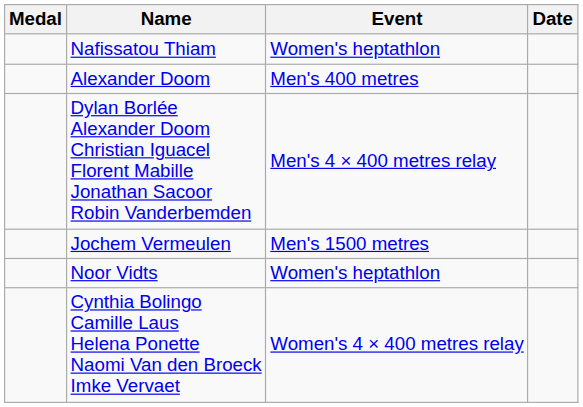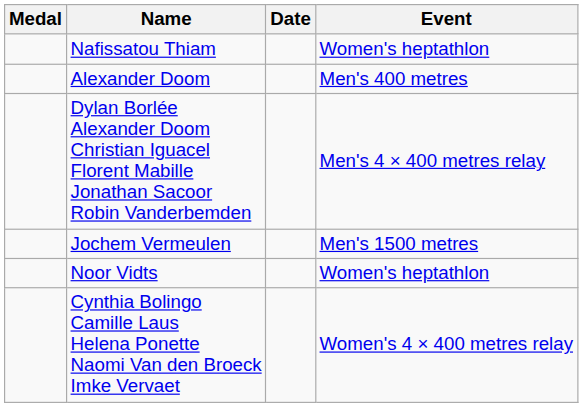columns swapped: (397, 19) <-> (553, 19)
